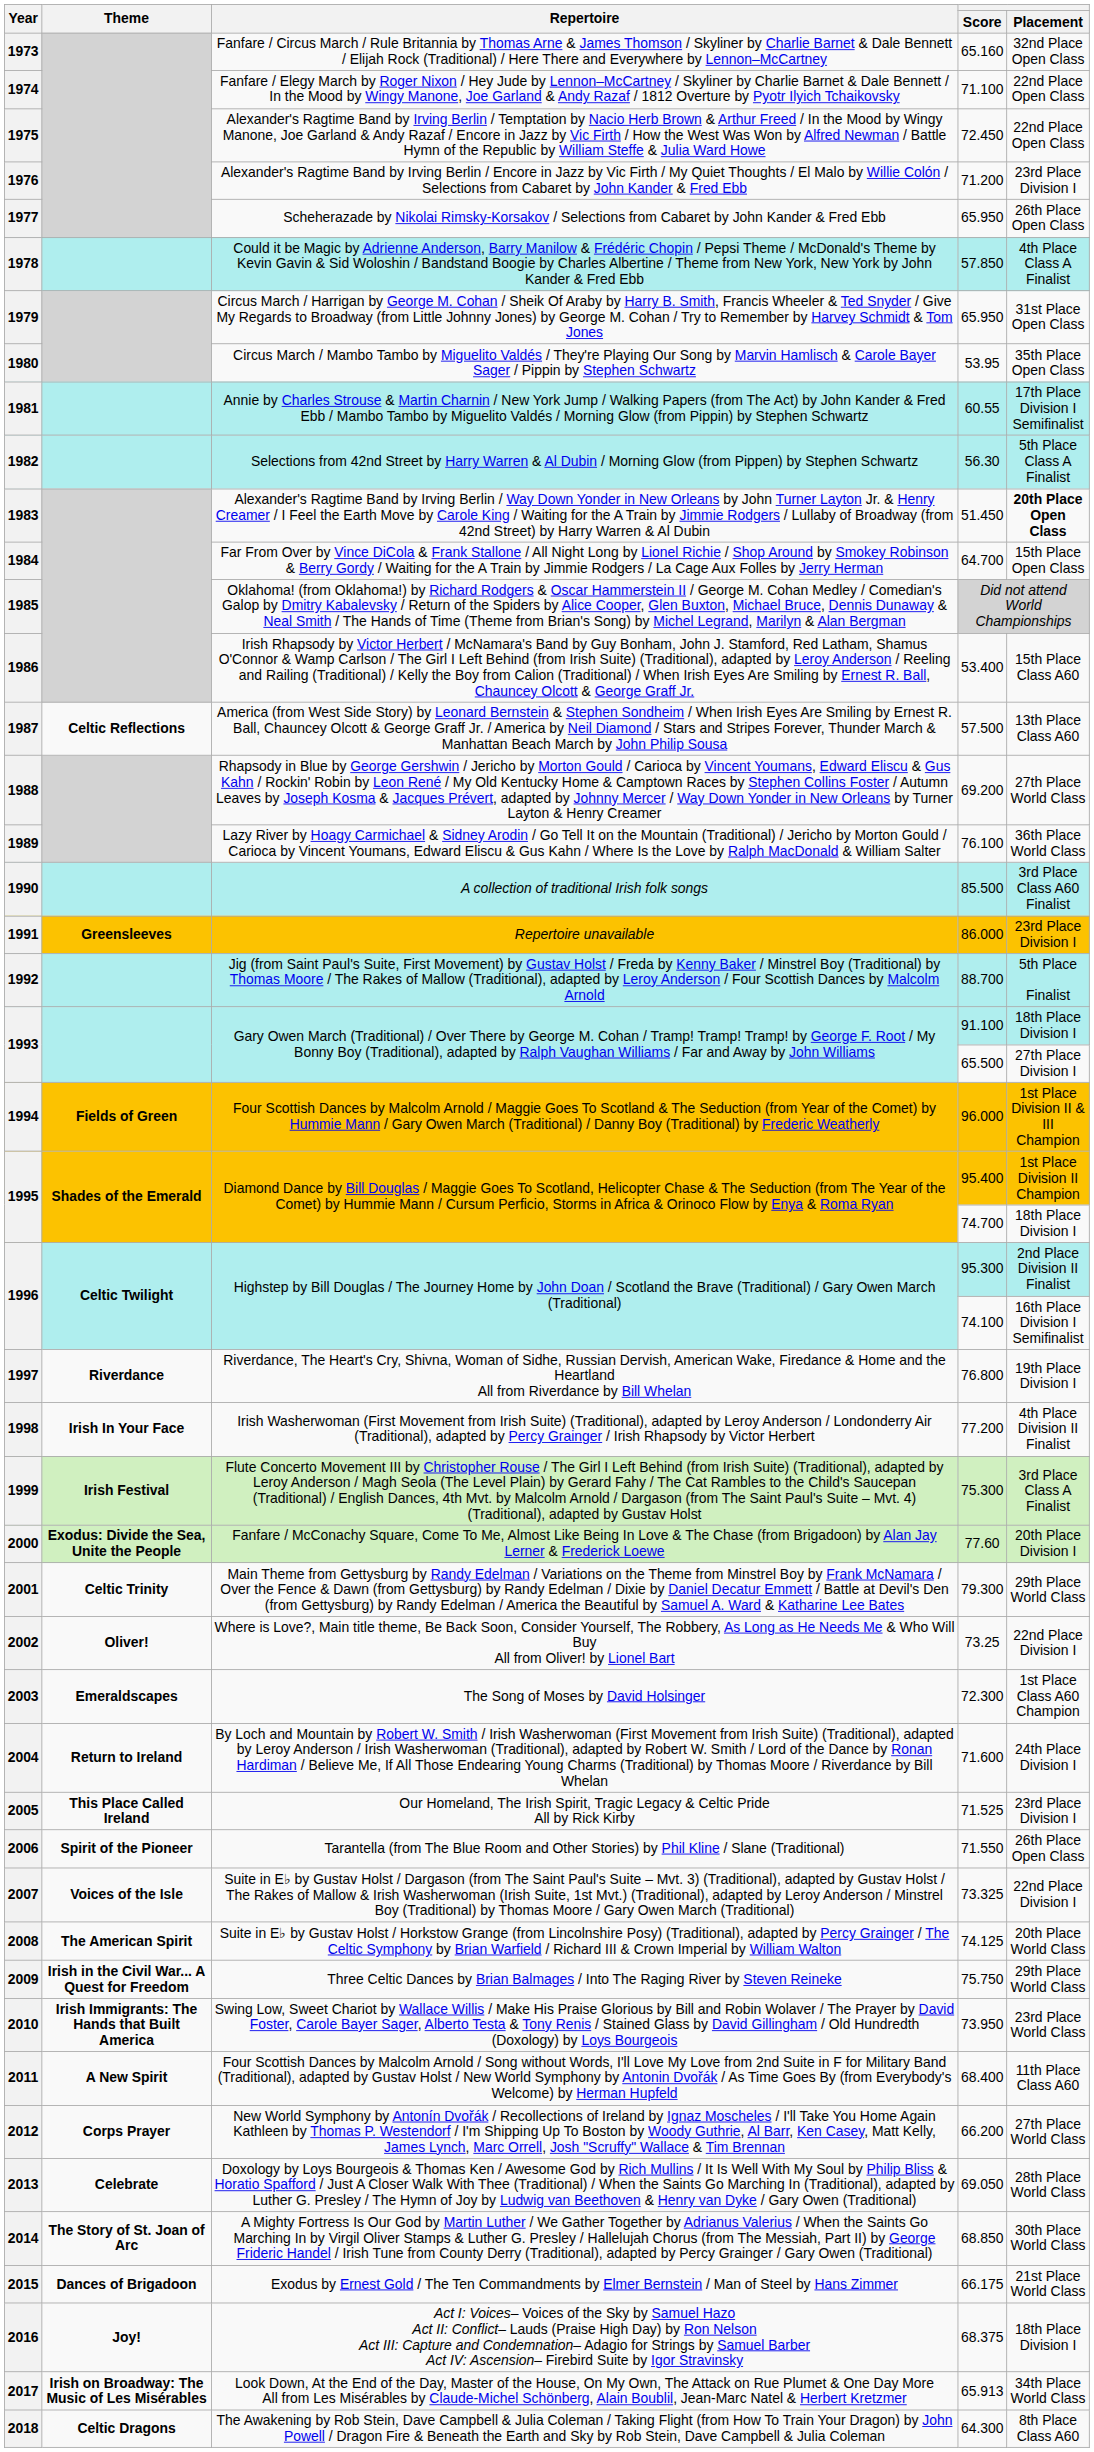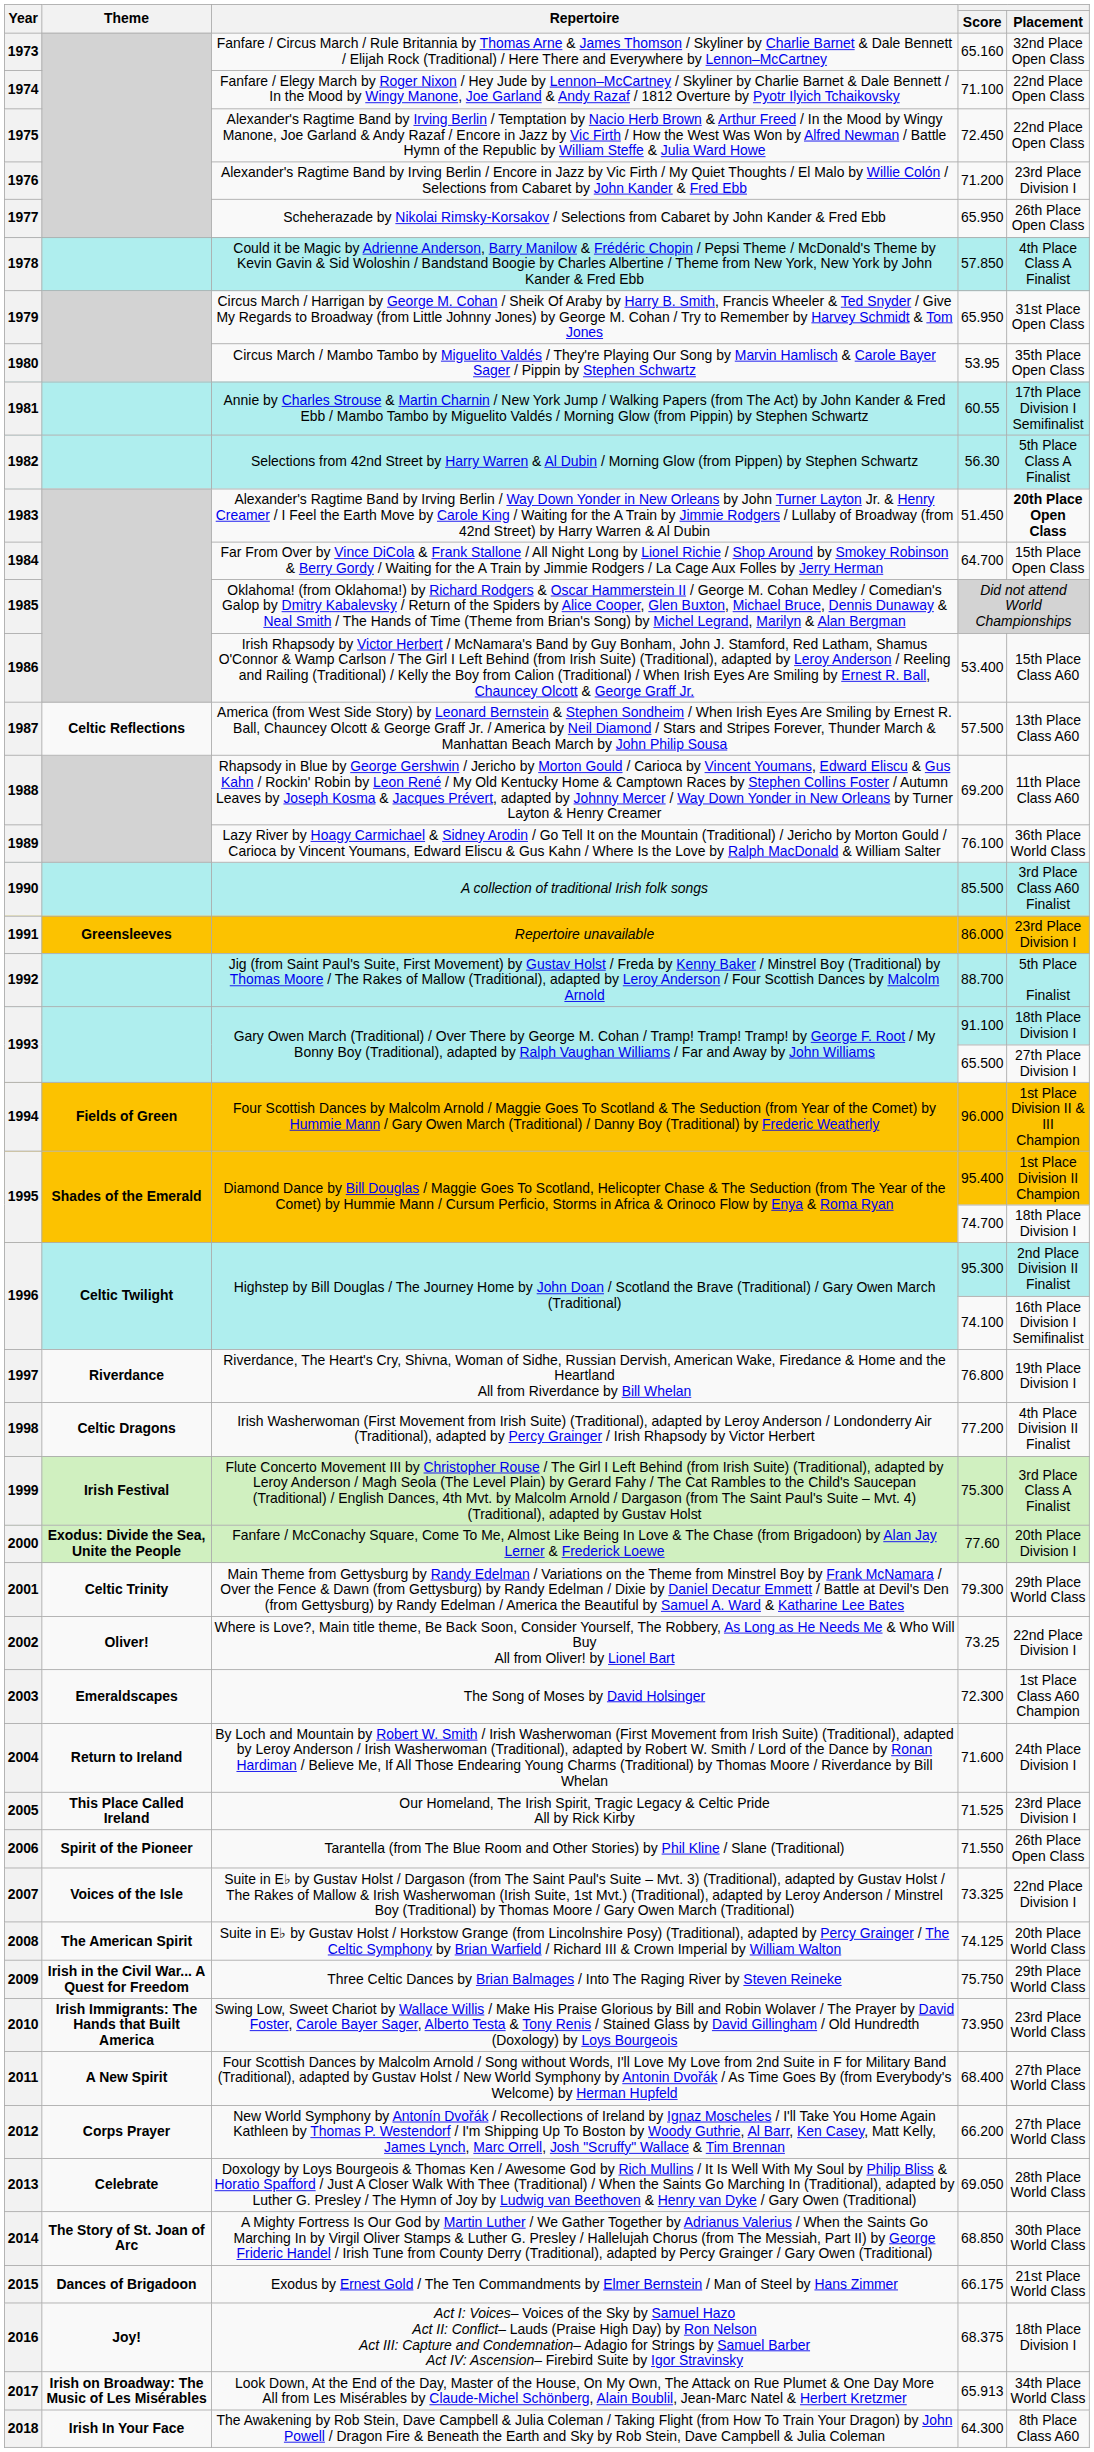(1048, 790) 27th Place World Class -> (1048, 790) 11th Place Class A60
(127, 1429) Irish In Your Face -> (127, 1429) Celtic Dragons
(1048, 2078) 11th Place Class A60 -> (1048, 2078) 27th Place World Class
(127, 2428) Celtic Dragons -> (127, 2428) Irish In Your Face
